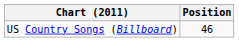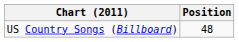(207, 29) 46 -> (207, 29) 48
